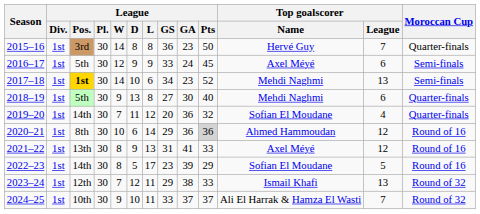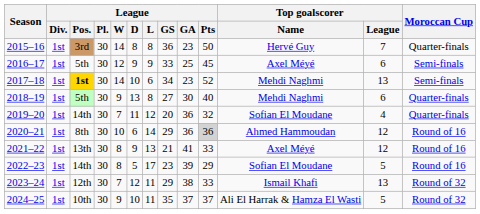(188, 64) 24 -> (188, 64) 25
(168, 149) 31 -> (168, 149) 21
(168, 200) 33 -> (168, 200) 35
(383, 200) 7 -> (383, 200) 5
